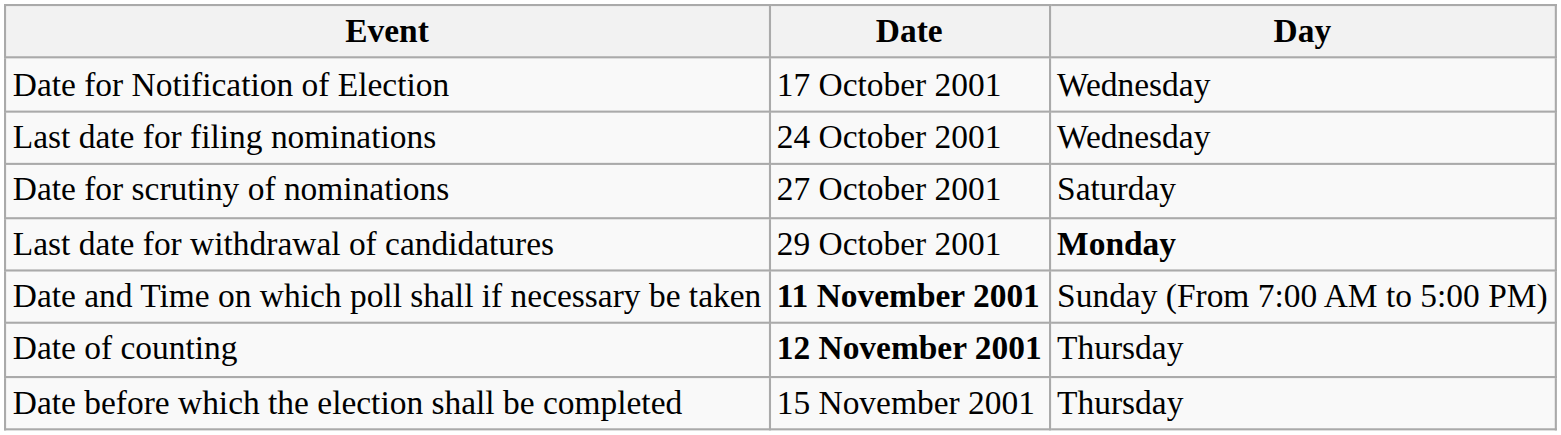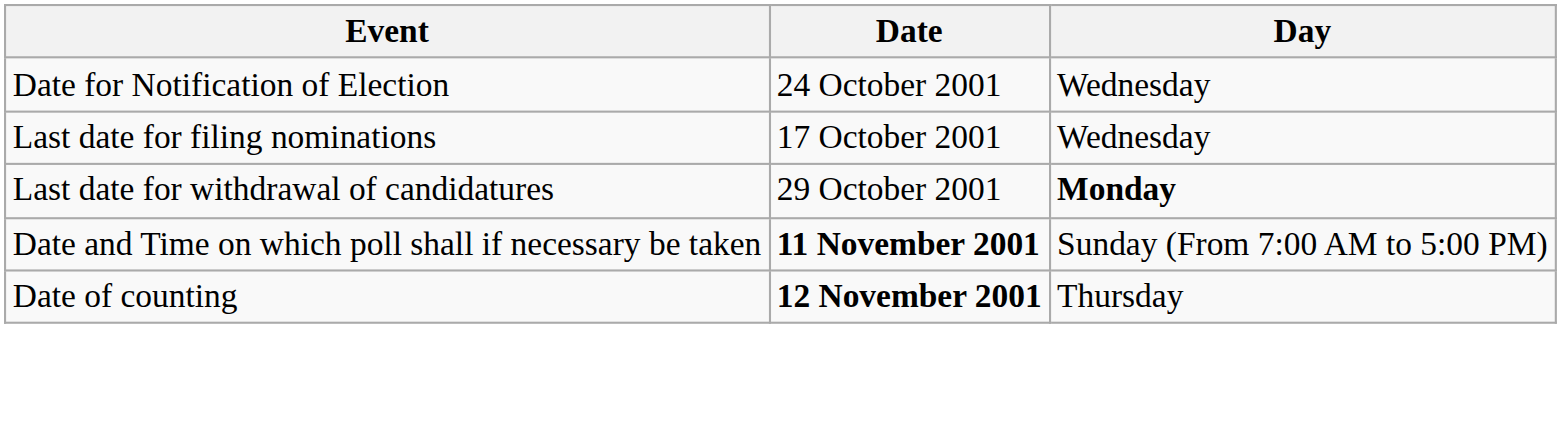(889, 84) 17 October 2001 -> (889, 84) 24 October 2001
(889, 137) 24 October 2001 -> (889, 137) 17 October 2001
- row: (231, 190)
- row: (347, 402)
